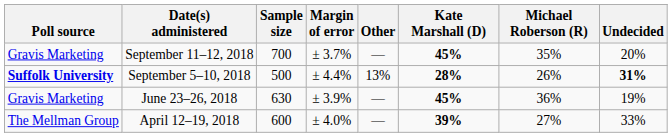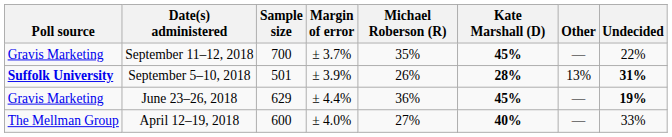columns swapped: (549, 24) <-> (378, 32)
(633, 54) 20% -> (633, 54) 22%
(281, 76) 500 -> (281, 76) 501
(332, 76) ± 4.4% -> (332, 76) ± 3.9%
(281, 99) 630 -> (281, 99) 629
(332, 99) ± 3.9% -> (332, 99) ± 4.4%
(633, 99) normal -> (633, 99) bold
(449, 121) 39% -> (508, 121) 40%
